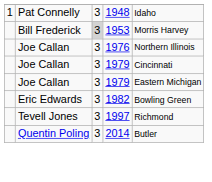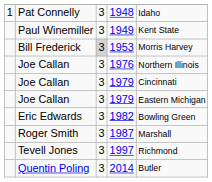+ row: (56, 30)
+ row: (48, 133)
